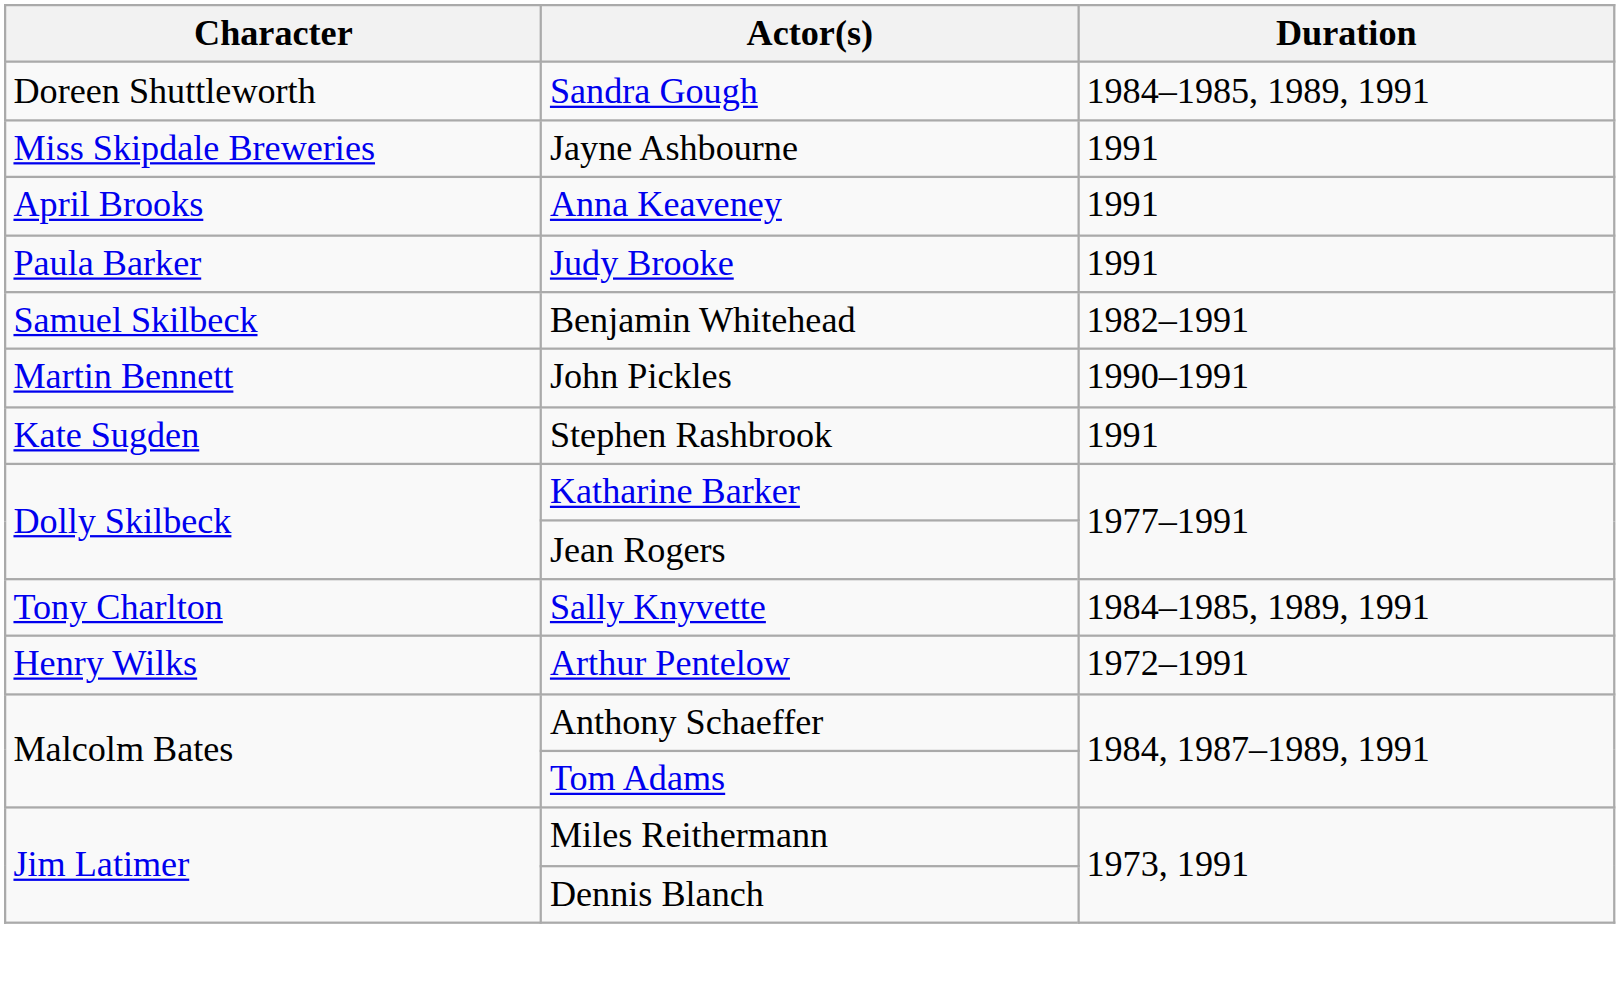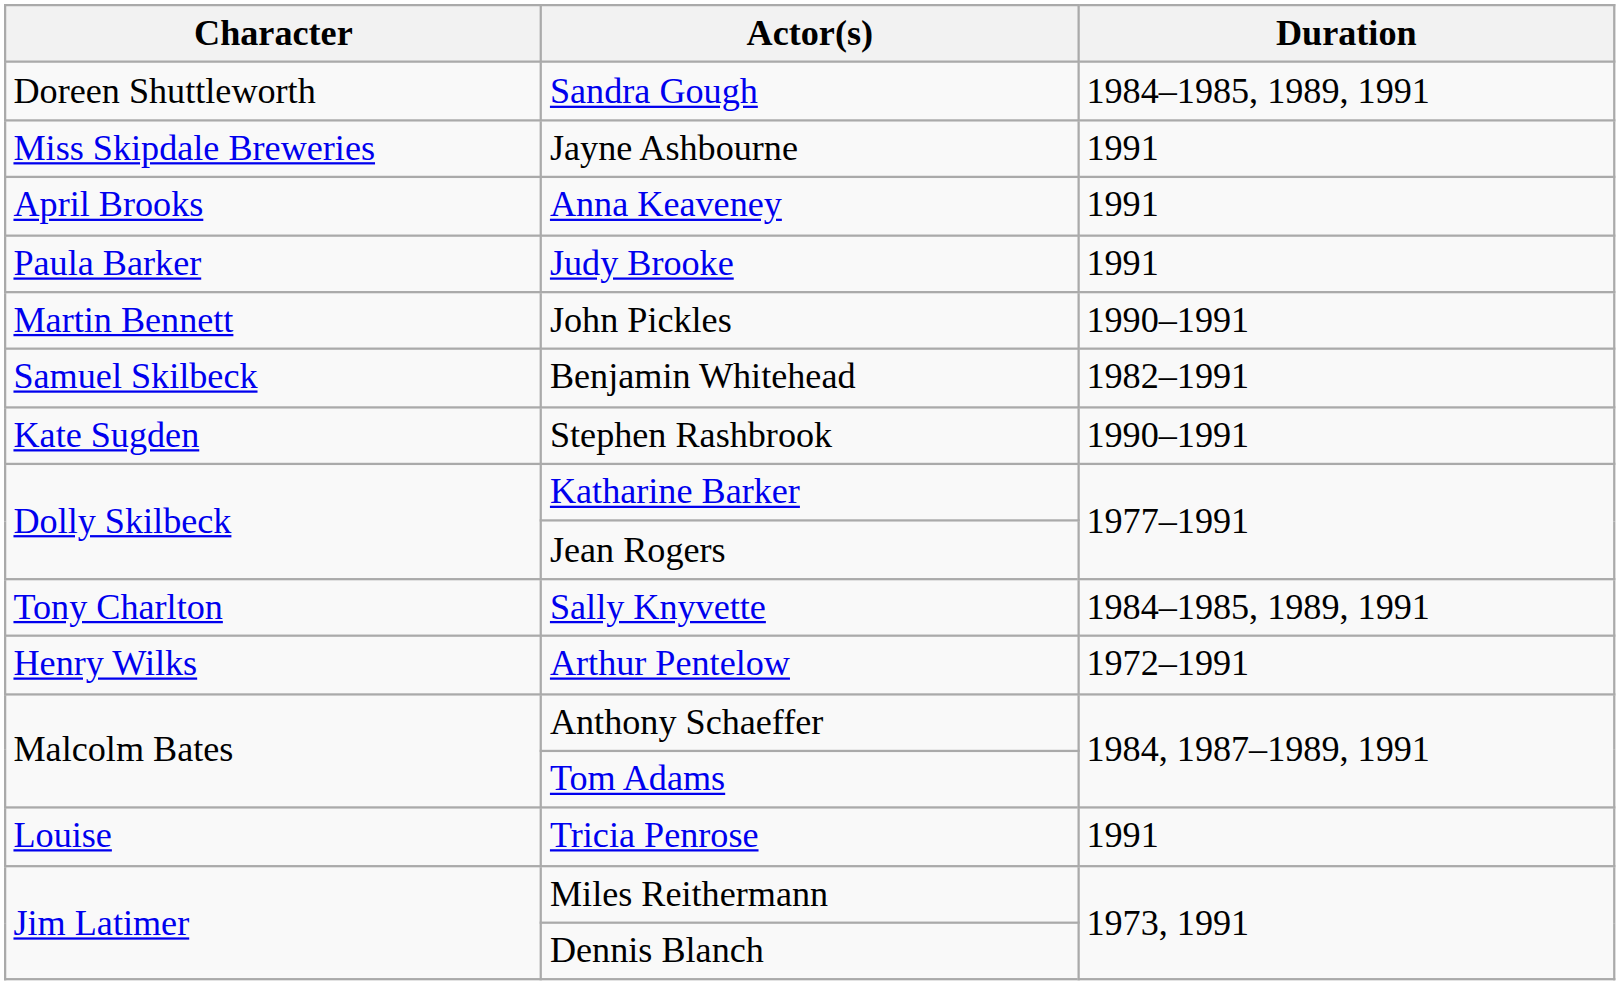rows swapped: (641, 377) <-> (703, 319)
(1123, 434) 1991 -> (1168, 434) 1990–1991
+ row: (654, 836)
